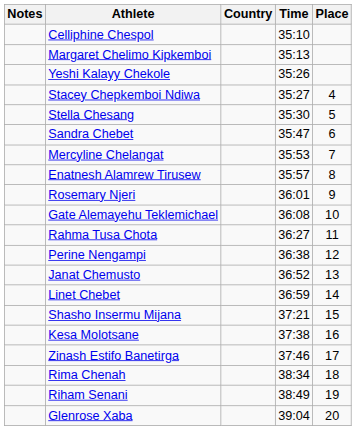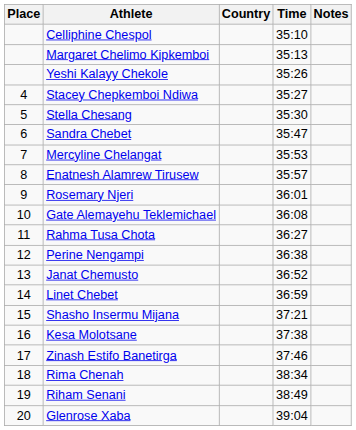columns swapped: (332, 14) <-> (25, 14)
